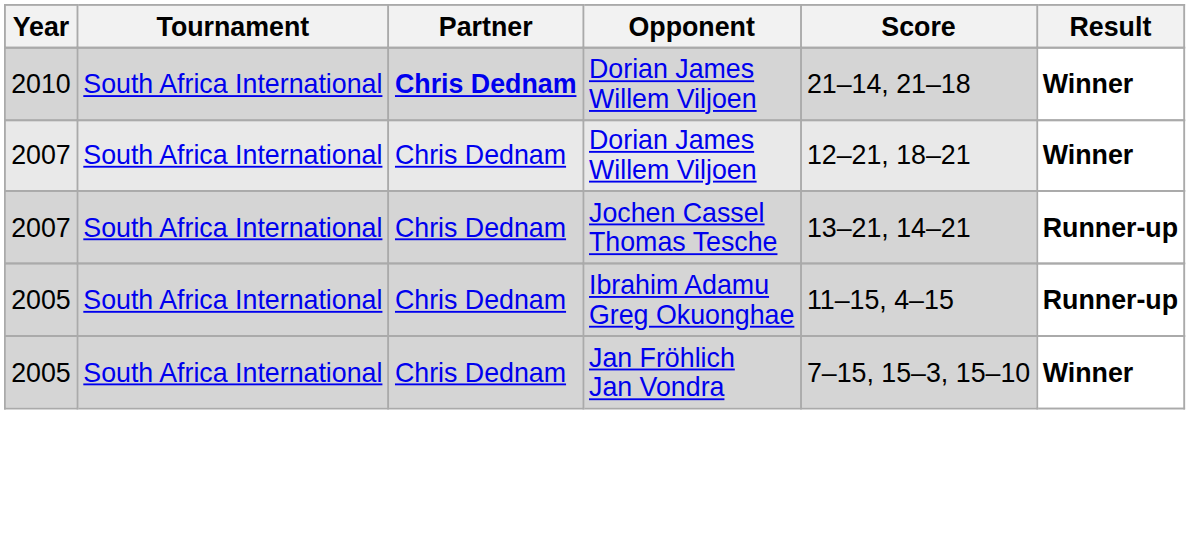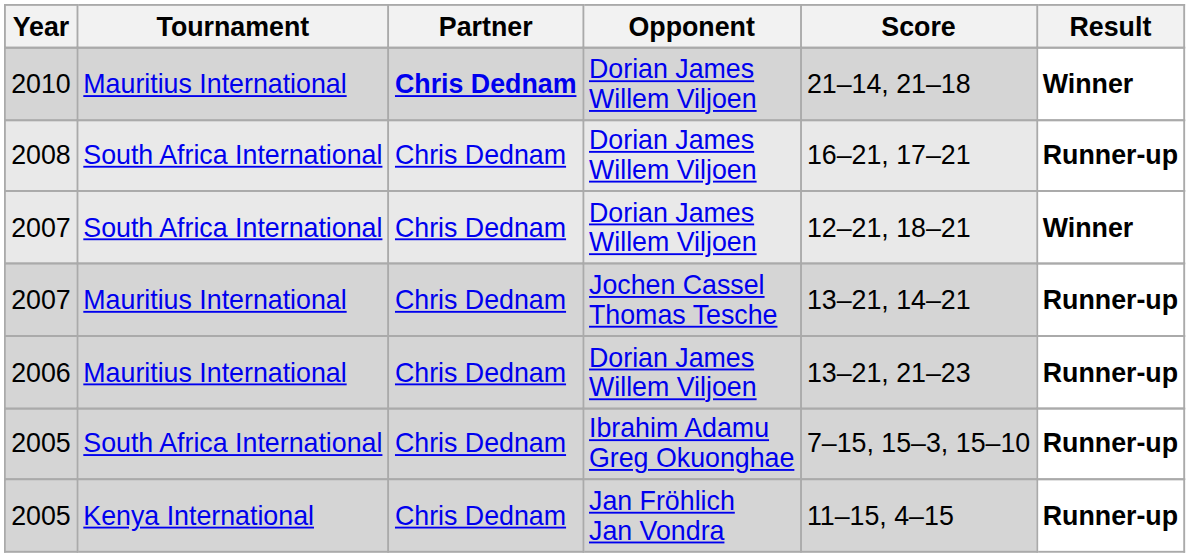(233, 84) South Africa International -> (215, 84) Mauritius International
+ row: (41, 156)
(233, 228) South Africa International -> (215, 300) Mauritius International
+ row: (41, 372)
(880, 300) 11–15, 4–15 -> (919, 444) 7–15, 15–3, 15–10
(233, 372) South Africa International -> (199, 516) Kenya International
(919, 372) 7–15, 15–3, 15–10 -> (880, 516) 11–15, 4–15
(1088, 372) Winner -> (1110, 516) Runner-up
